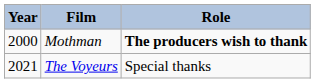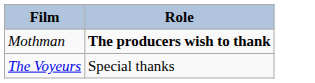- column: (23, 16)
